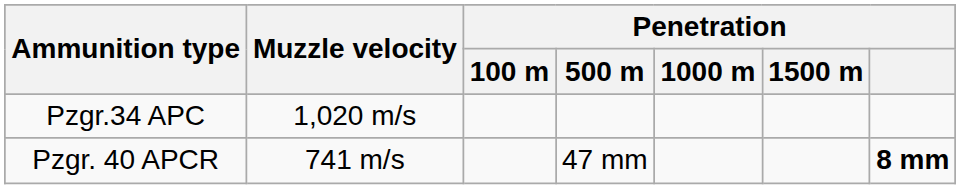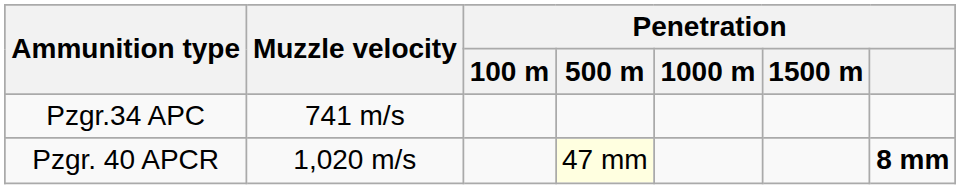(355, 115) 1,020 m/s -> (355, 115) 741 m/s
(355, 159) 741 m/s -> (355, 159) 1,020 m/s
(605, 159) no background -> (605, 159) lightyellow background
